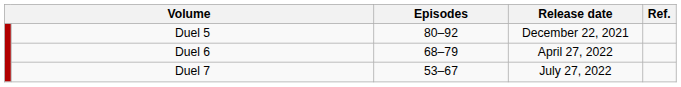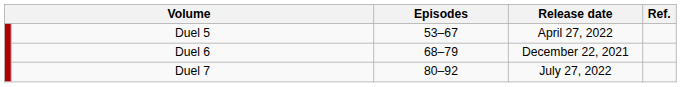(441, 33) 80–92 -> (441, 33) 53–67
(575, 33) December 22, 2021 -> (575, 33) April 27, 2022
(575, 52) April 27, 2022 -> (575, 52) December 22, 2021
(441, 71) 53–67 -> (441, 71) 80–92
